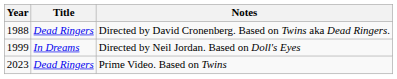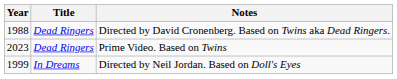rows swapped: (200, 47) <-> (163, 64)
